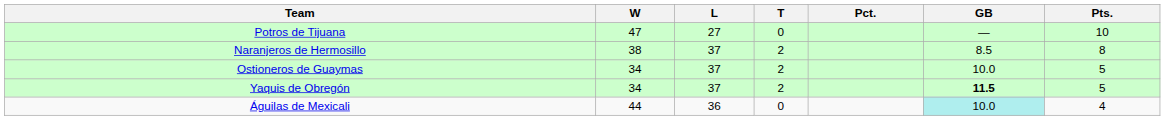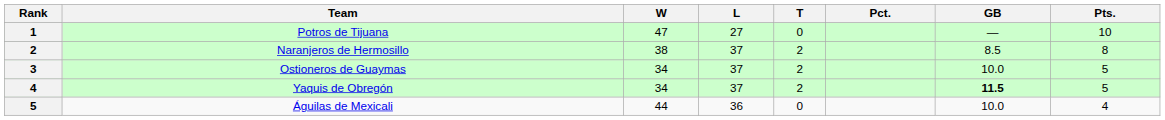+ column: (33, 13)
(984, 106) paleturquoise background -> (993, 106) no background
